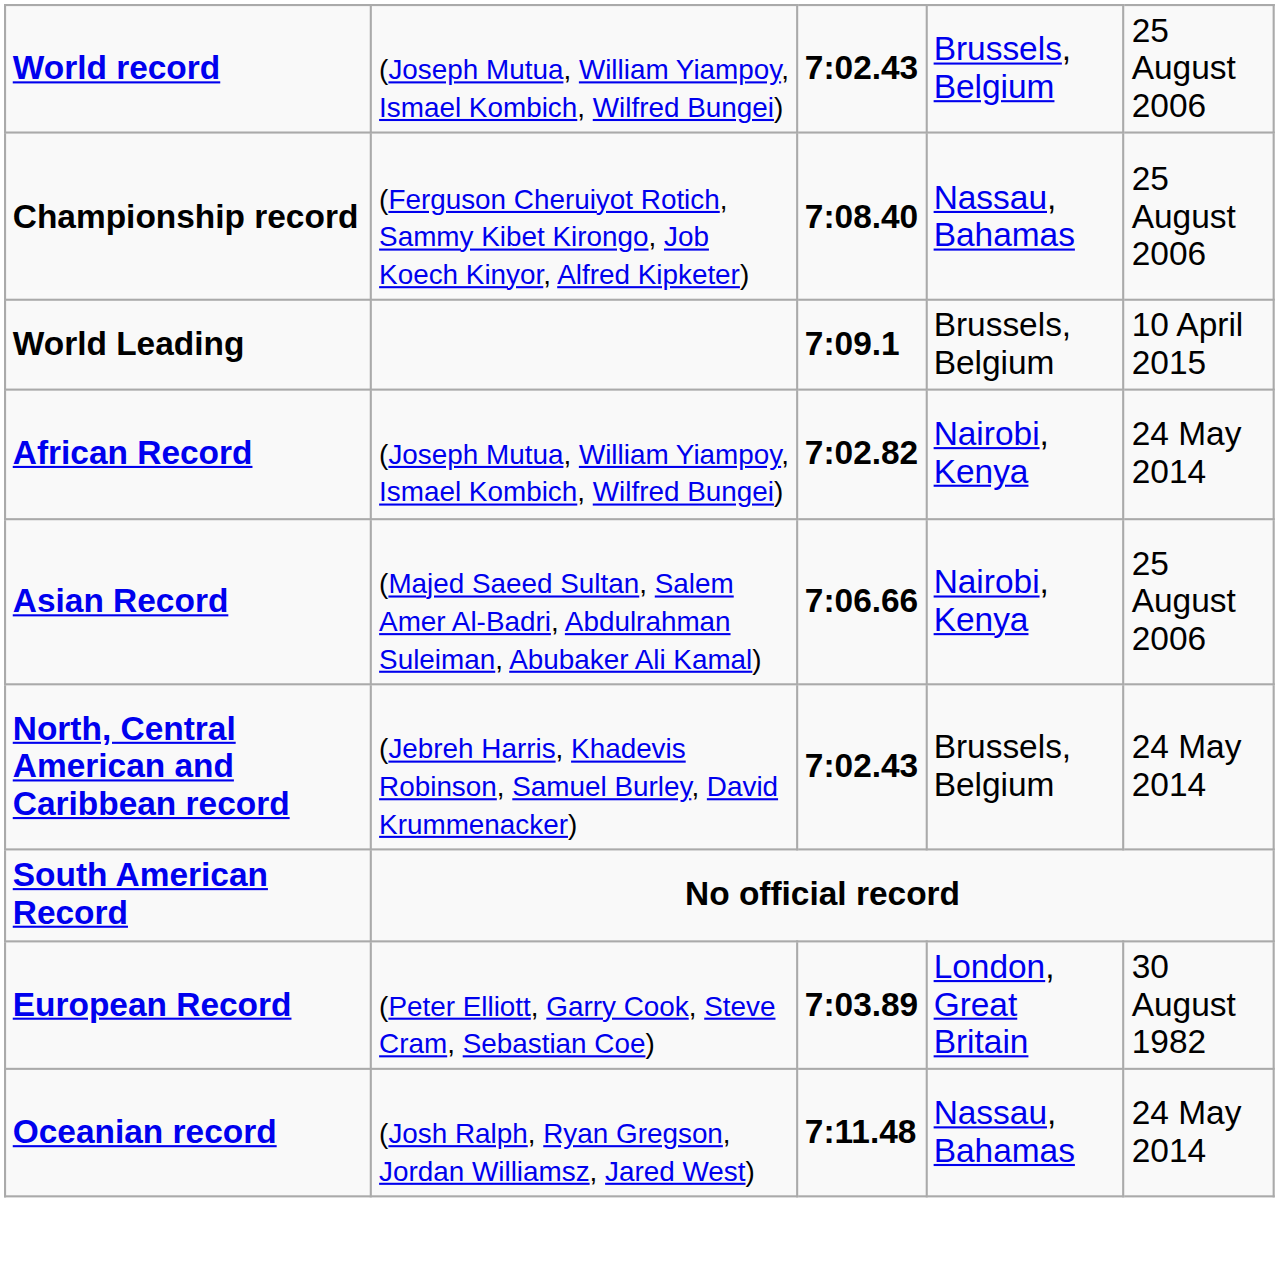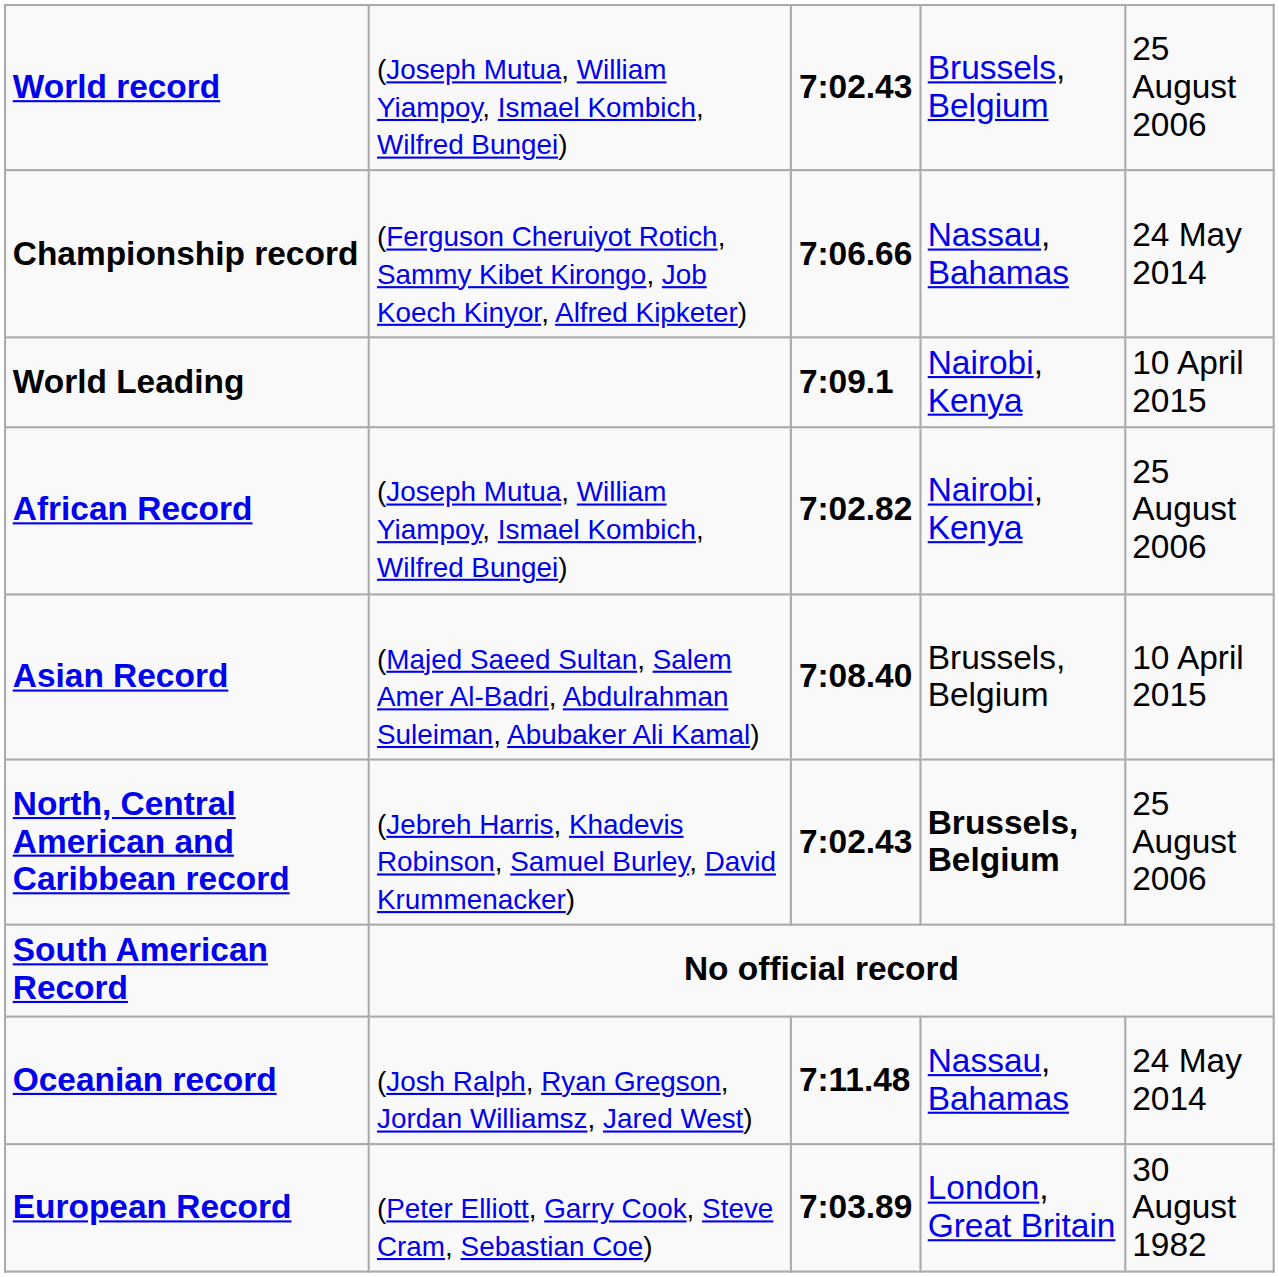(862, 215) 7:08.40 -> (856, 253) 7:06.66
(1184, 215) 25 August 2006 -> (1187, 253) 24 May 2014
(1002, 343) Brussels, Belgium -> (985, 381) Nairobi, Kenya
(1187, 453) 24 May 2014 -> (1184, 509) 25 August 2006
(862, 600) 7:06.66 -> (856, 675) 7:08.40
(991, 600) Nairobi, Kenya -> (996, 675) Brussels, Belgium
(1184, 600) 25 August 2006 -> (1188, 675) 10 April 2015
(1002, 766) normal -> (1003, 841) bold
(1187, 766) 24 May 2014 -> (1184, 841) 25 August 2006
rows swapped: (152, 1004) <-> (145, 1132)
